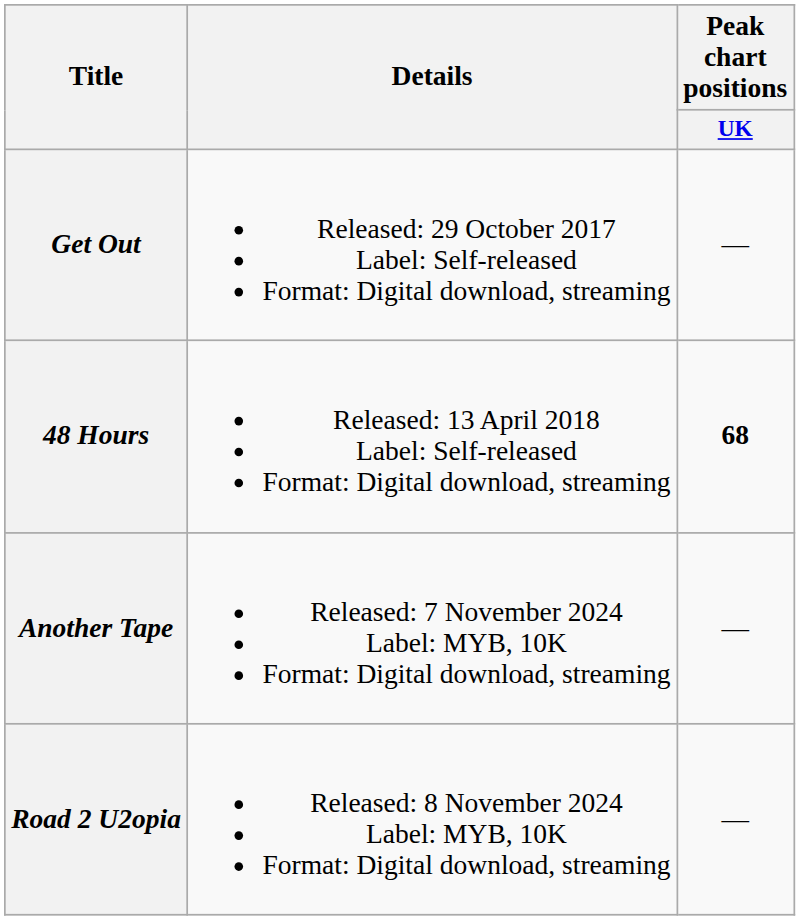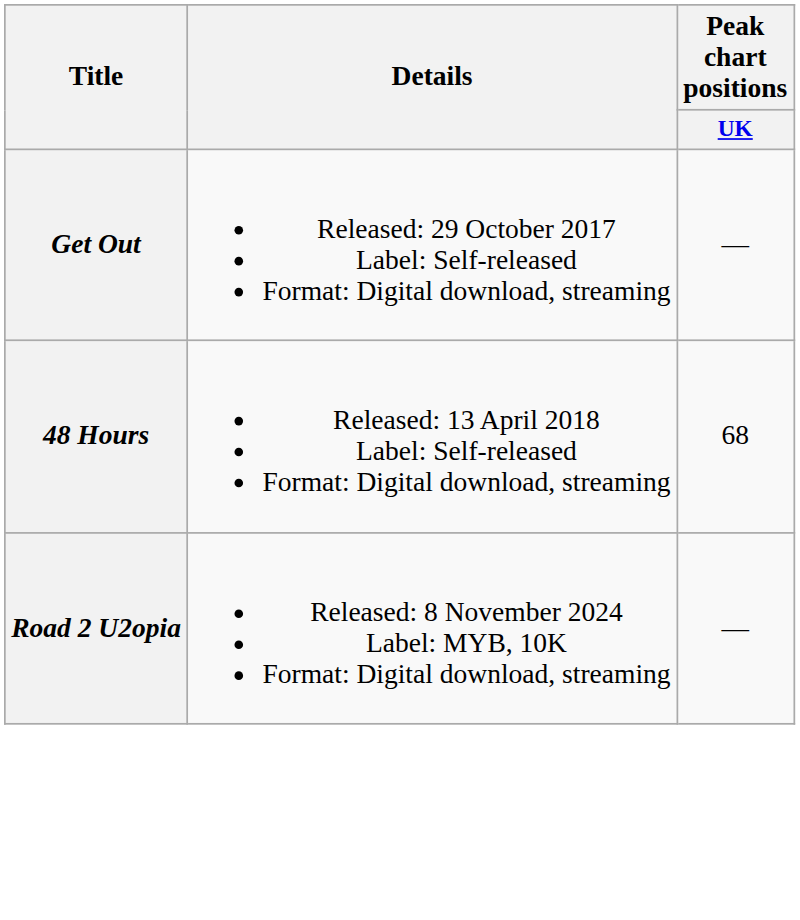(735, 436) bold -> (735, 436) normal
- row: (96, 627)
